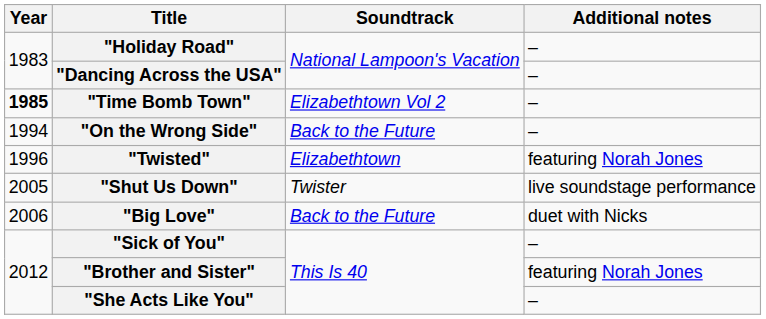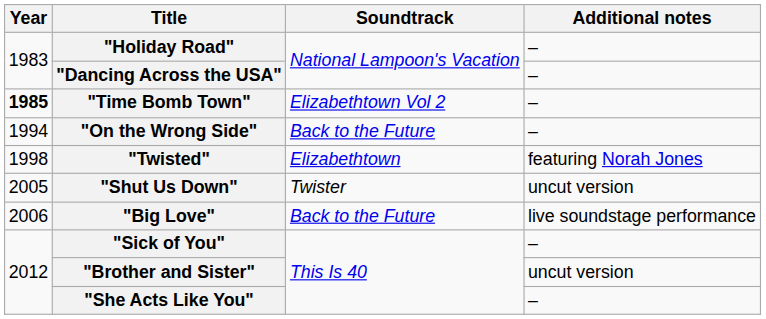(28, 159) 1996 -> (28, 159) 1998
(642, 187) live soundstage performance -> (581, 187) uncut version
(588, 215) duet with Nicks -> (642, 215) live soundstage performance
(615, 272) featuring Norah Jones -> (581, 272) uncut version
